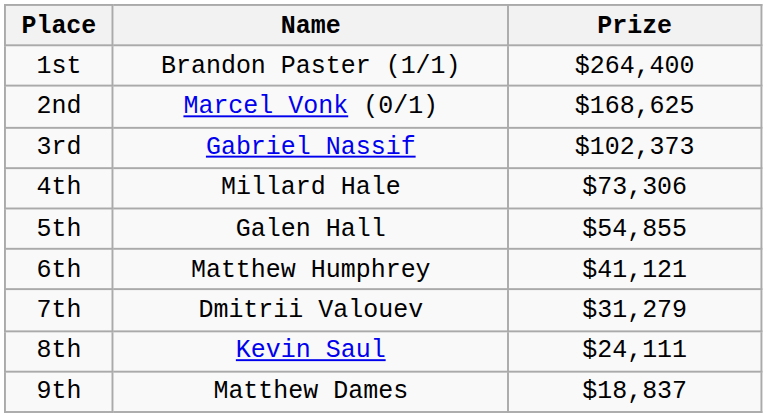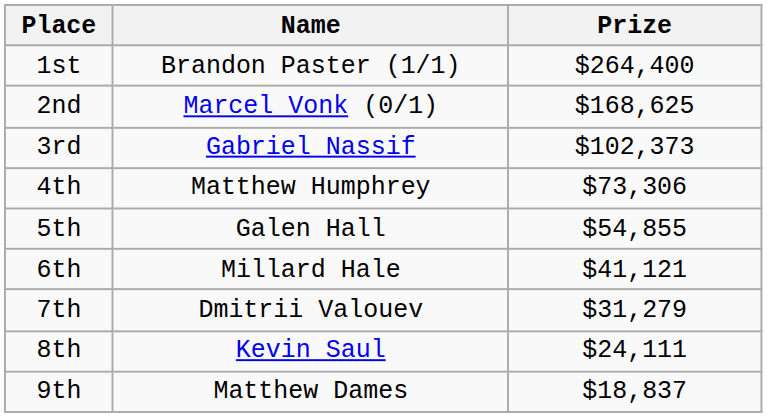(311, 188) Millard Hale -> (311, 188) Matthew Humphrey
(311, 269) Matthew Humphrey -> (311, 269) Millard Hale
